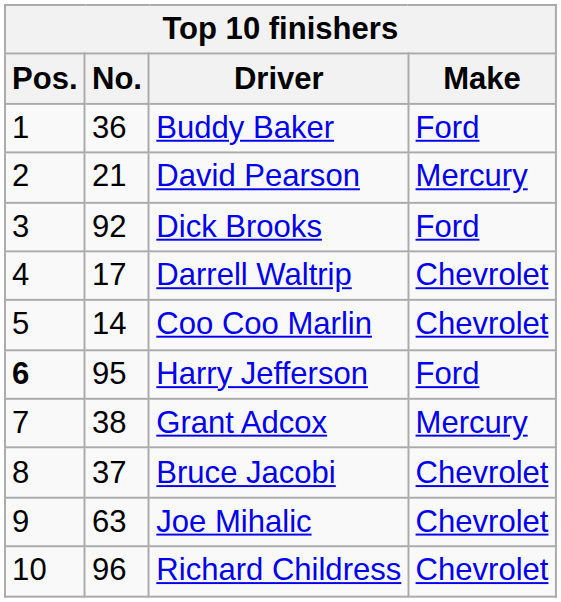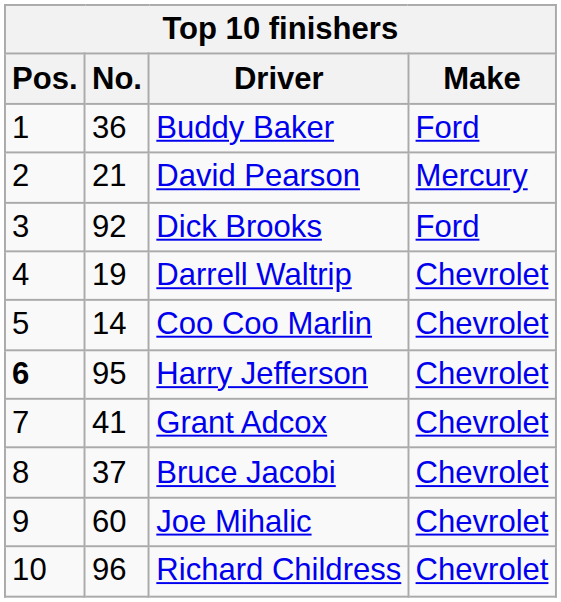(109, 275) 17 -> (109, 275) 19
(448, 373) Ford -> (482, 373) Chevrolet
(109, 422) 38 -> (109, 422) 41
(472, 422) Mercury -> (482, 422) Chevrolet
(109, 521) 63 -> (109, 521) 60
